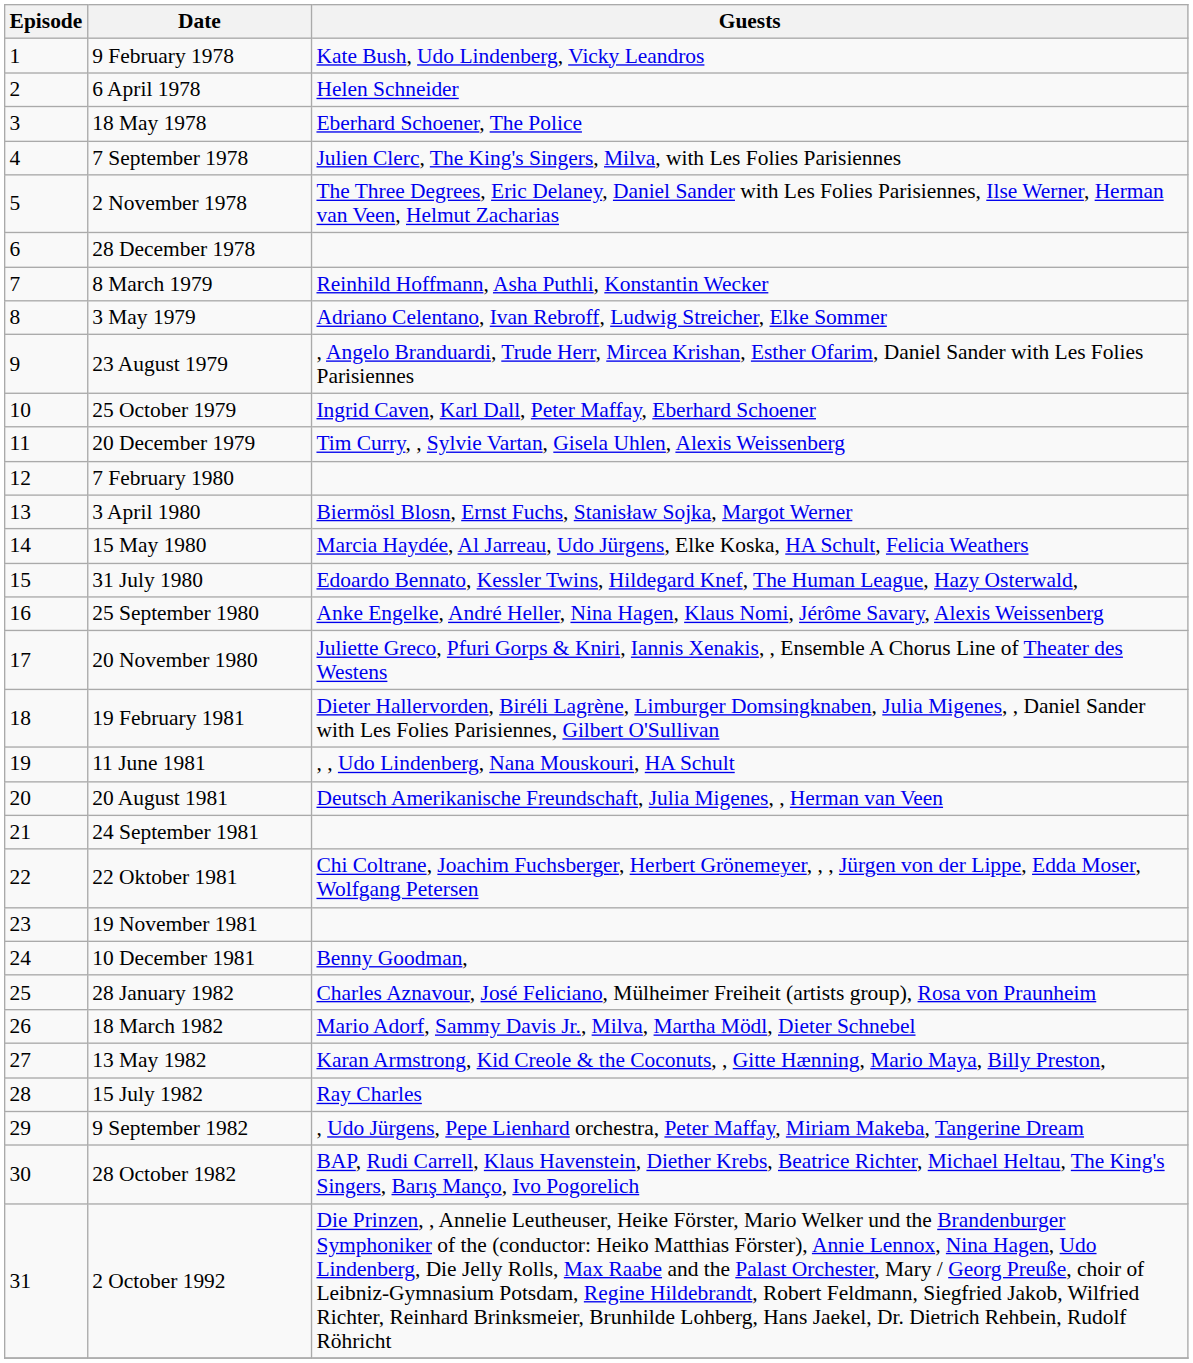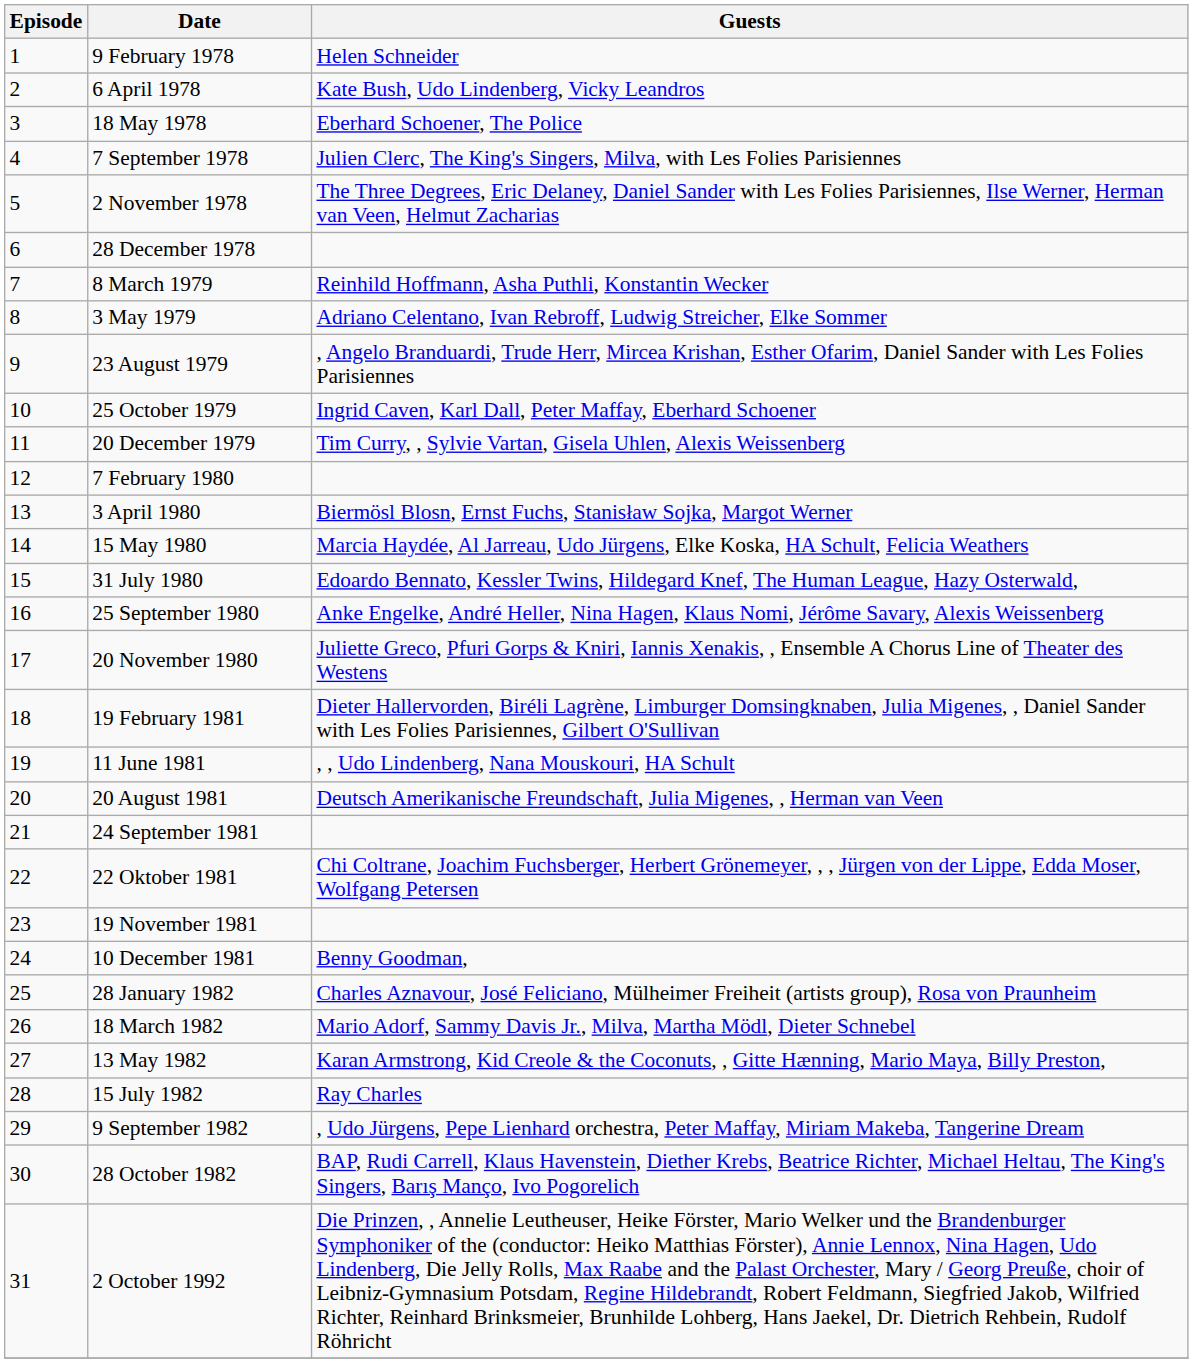(510, 55) Kate Bush, Udo Lindenberg, Vicky Leandros -> (388, 55) Helen Schneider
(388, 89) Helen Schneider -> (510, 89) Kate Bush, Udo Lindenberg, Vicky Leandros
